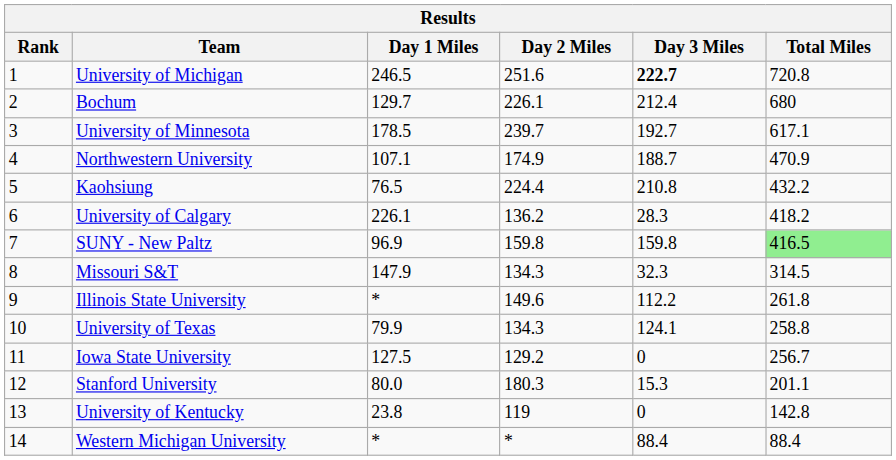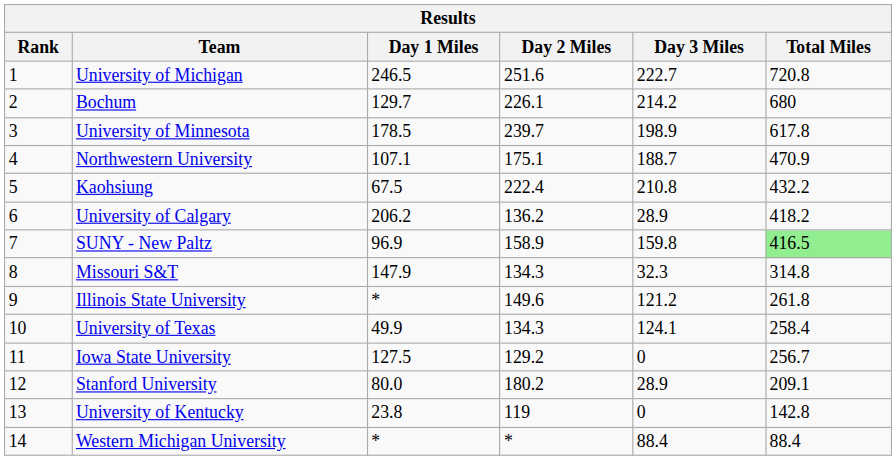(657, 74) bold -> (657, 74) normal
(657, 103) 212.4 -> (657, 103) 214.2
(657, 131) 192.7 -> (657, 131) 198.9
(790, 131) 617.1 -> (790, 131) 617.8
(524, 159) 174.9 -> (524, 159) 175.1
(387, 187) 76.5 -> (387, 187) 67.5
(524, 187) 224.4 -> (524, 187) 222.4
(391, 215) 226.1 -> (391, 215) 206.2
(652, 215) 28.3 -> (652, 215) 28.9
(524, 243) 159.8 -> (524, 243) 158.9
(790, 272) 314.5 -> (790, 272) 314.8
(656, 300) 112.2 -> (657, 300) 121.2
(387, 328) 79.9 -> (387, 328) 49.9
(790, 328) 258.8 -> (790, 328) 258.4
(524, 384) 180.3 -> (524, 384) 180.2
(652, 384) 15.3 -> (652, 384) 28.9
(790, 384) 201.1 -> (790, 384) 209.1
